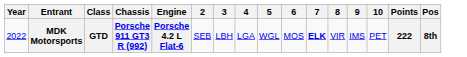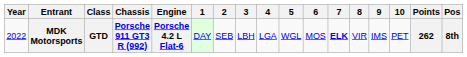+ column: (202, 12)
(404, 36) 222 -> (426, 36) 262
